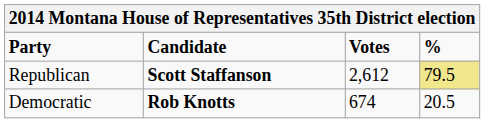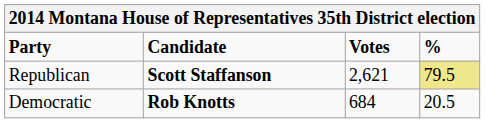(369, 74) 2,612 -> (369, 74) 2,621
(362, 103) 674 -> (362, 103) 684
